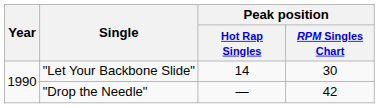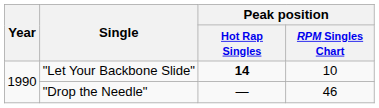(242, 71) normal -> (242, 71) bold
(330, 71) 30 -> (330, 71) 10
(330, 92) 42 -> (330, 92) 46
